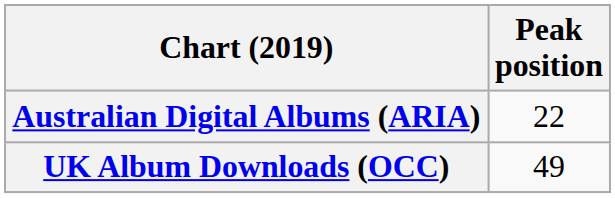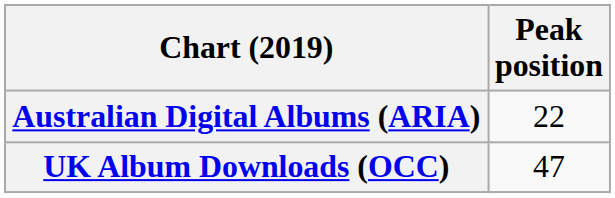(549, 166) 49 -> (549, 166) 47
